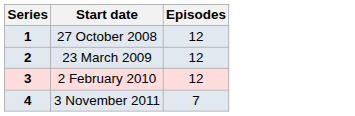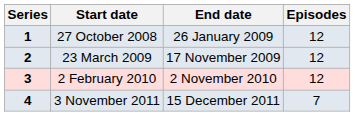+ column: (223, 15)
